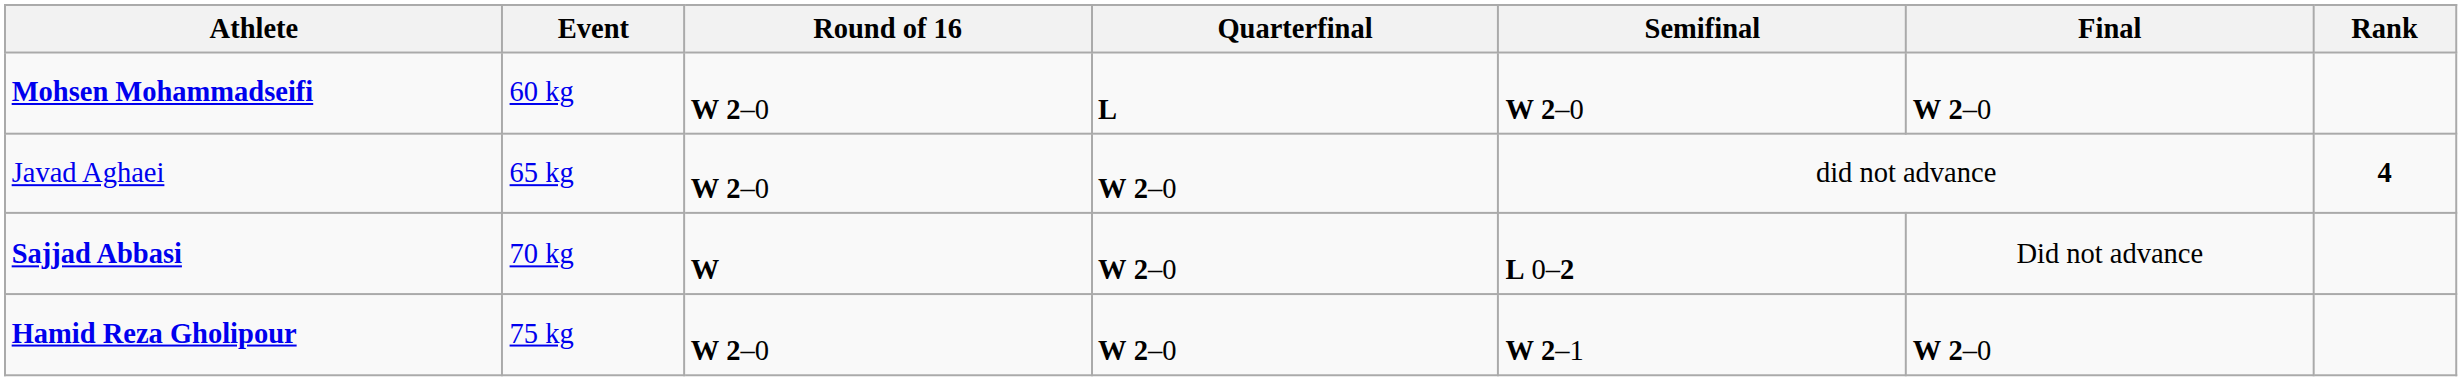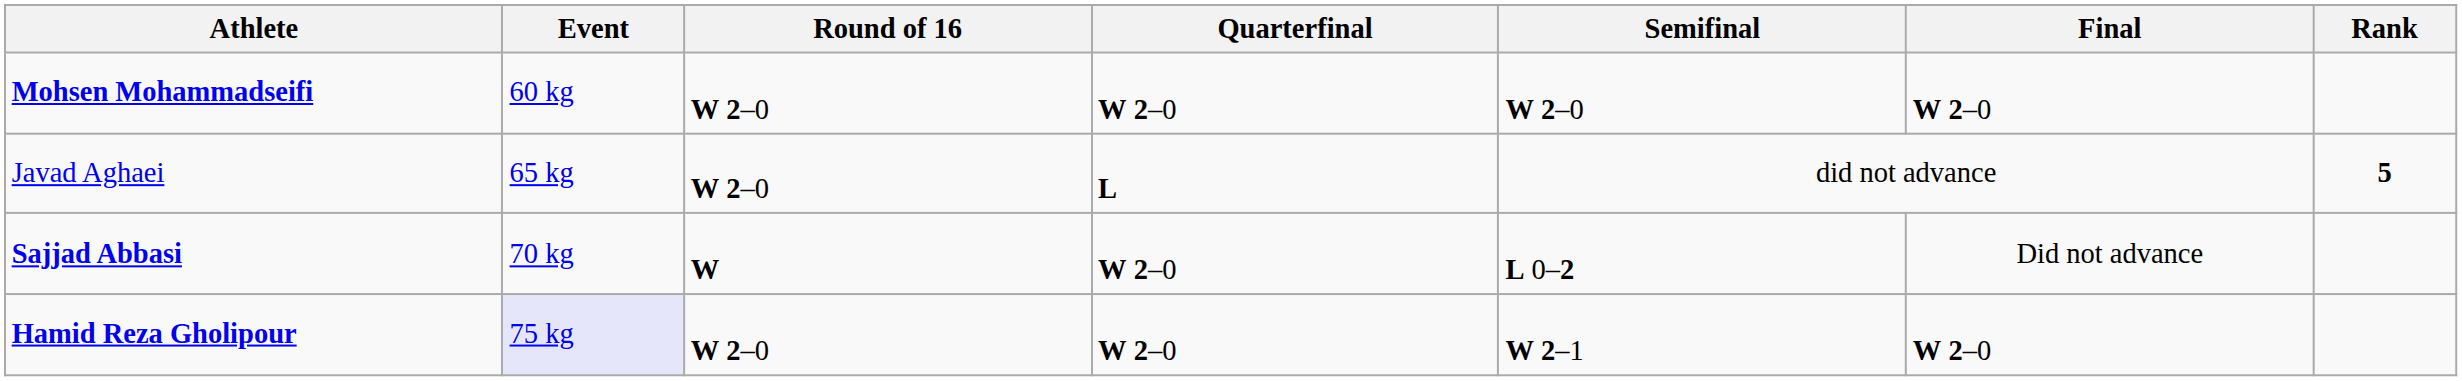(1108, 109) L -> (1137, 109) W 2–0
(1137, 189) W 2–0 -> (1108, 189) L
(2385, 172) 4 -> (2385, 172) 5
(542, 334) no background -> (542, 334) lavender background
